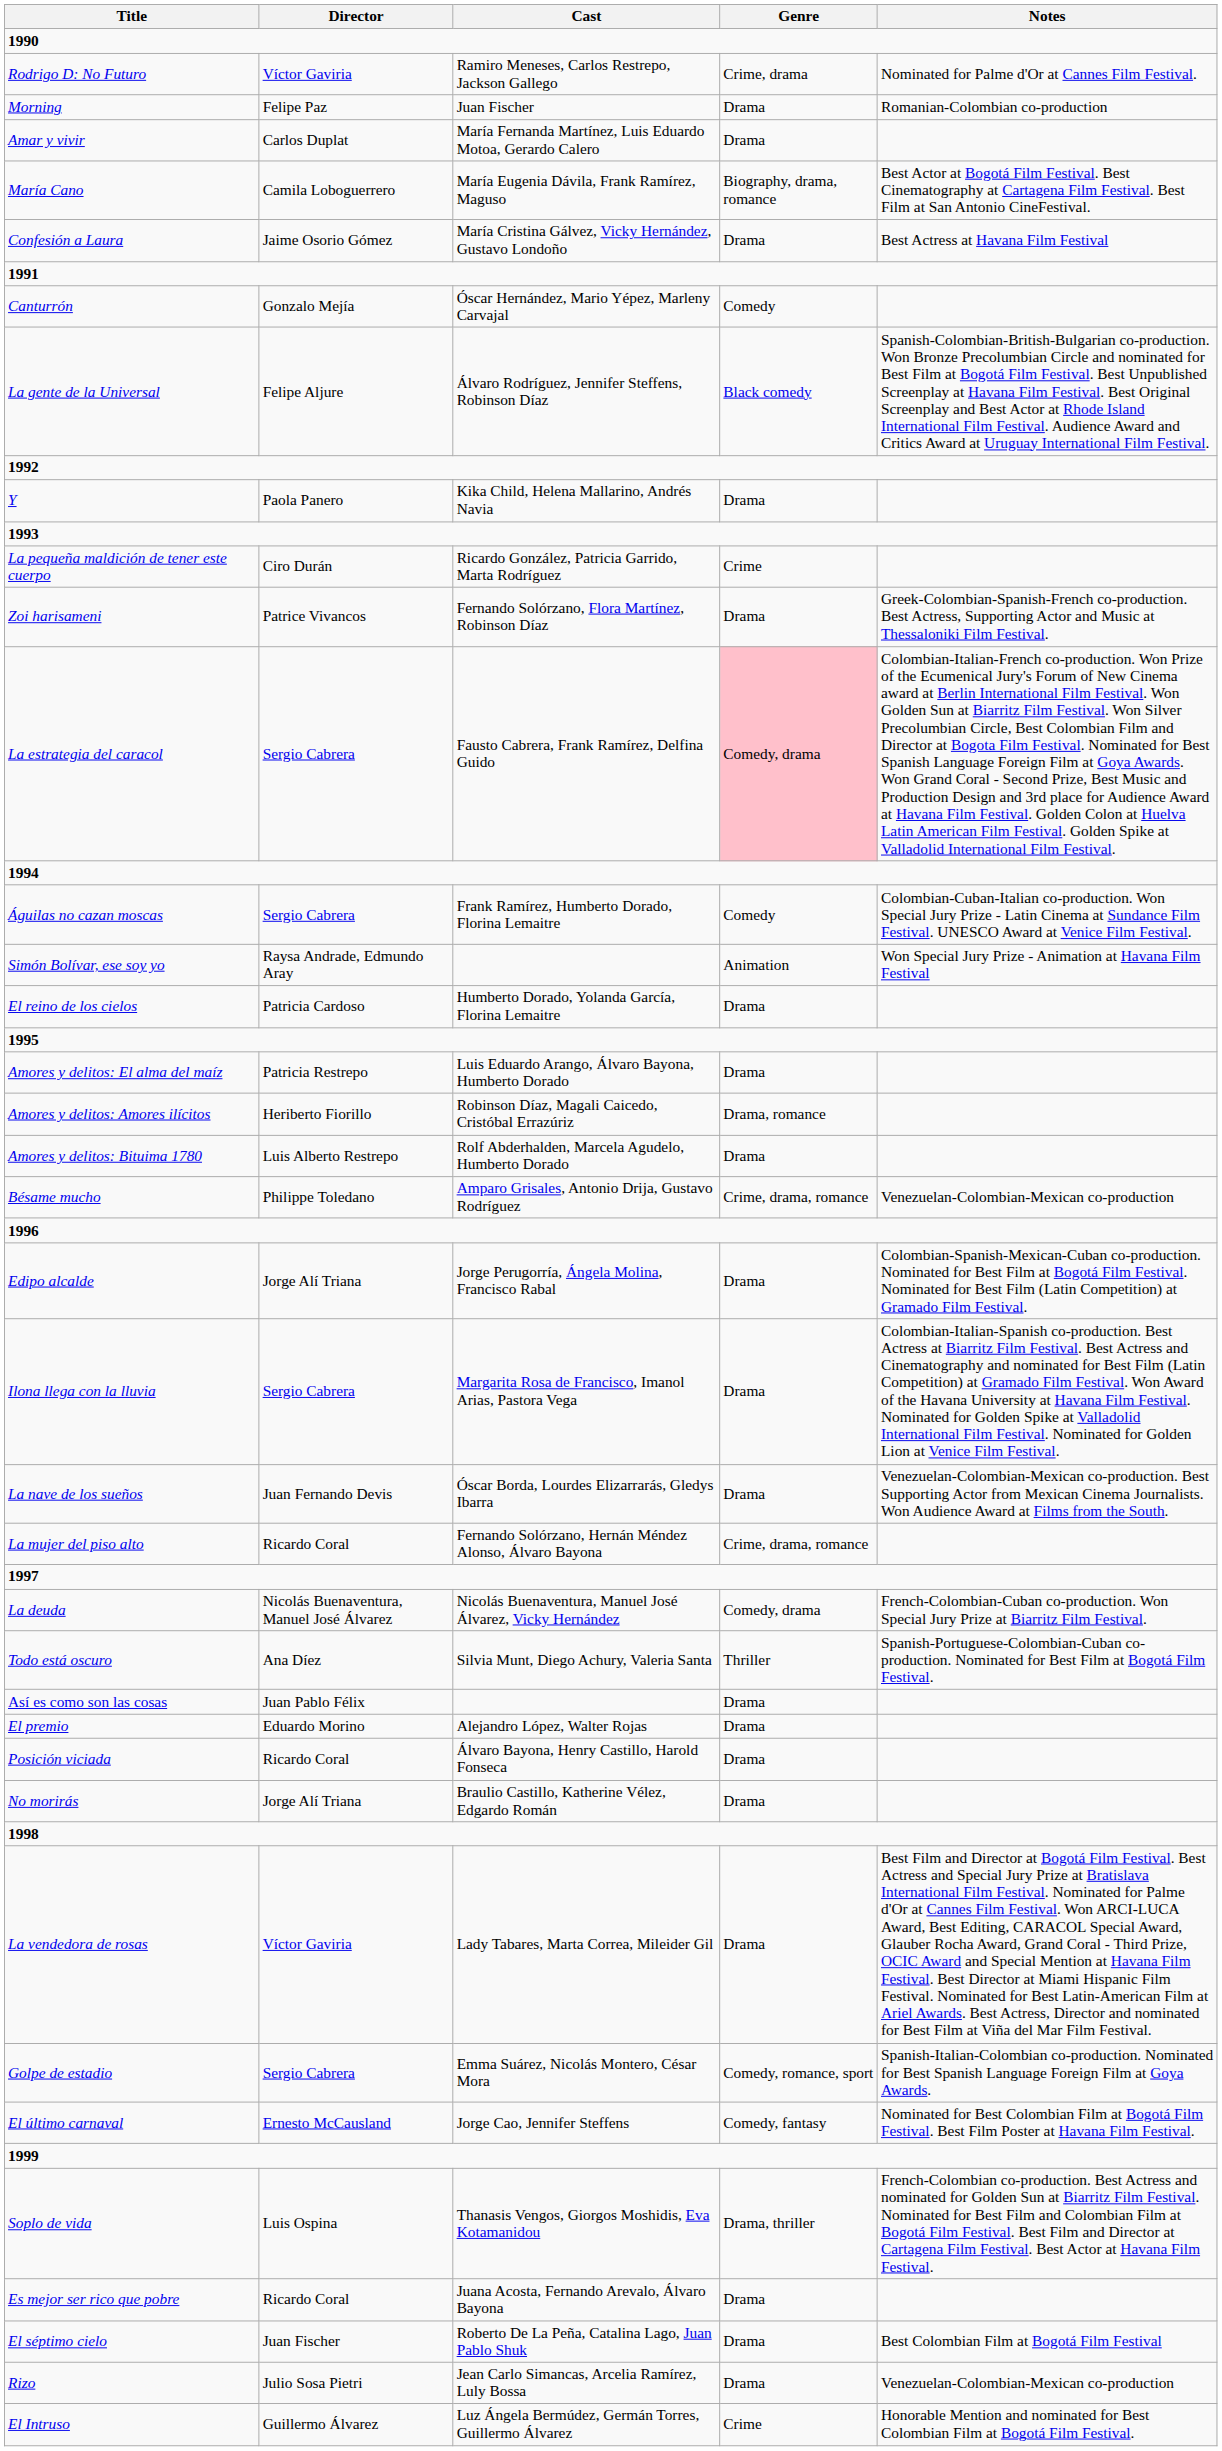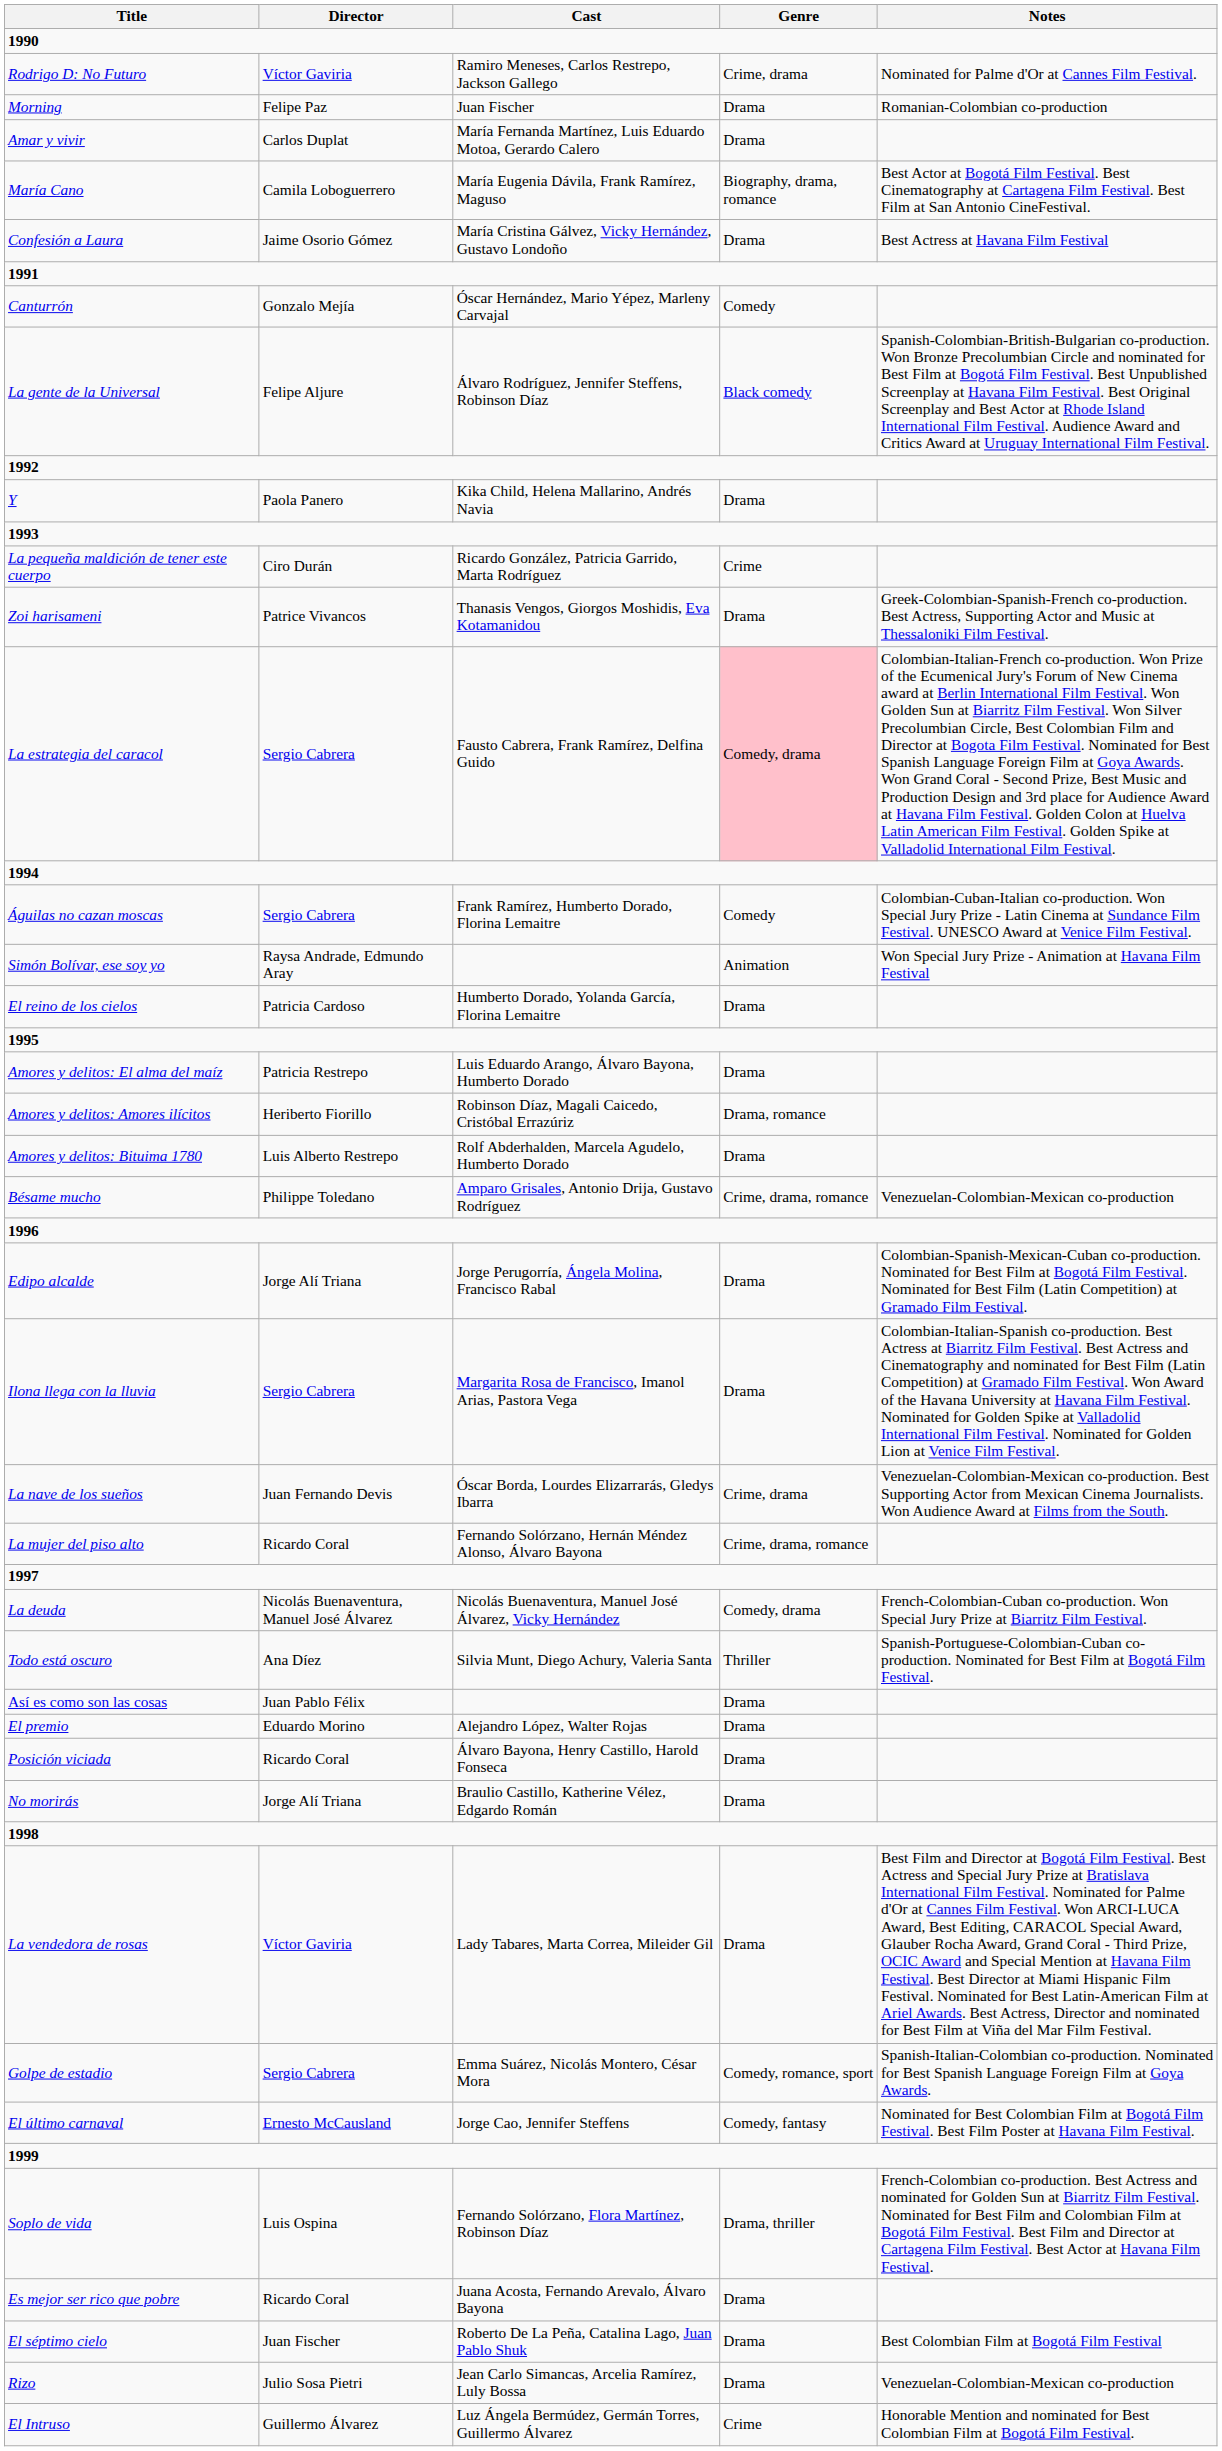(570, 616) Fernando Solórzano, Flora Martínez, Robinson Díaz -> (583, 616) Thanasis Vengos, Giorgos Moshidis, Eva Kotamanidou
(744, 1493) Drama -> (766, 1493) Crime, drama
(583, 2223) Thanasis Vengos, Giorgos Moshidis, Eva Kotamanidou -> (570, 2223) Fernando Solórzano, Flora Martínez, Robinson Díaz
